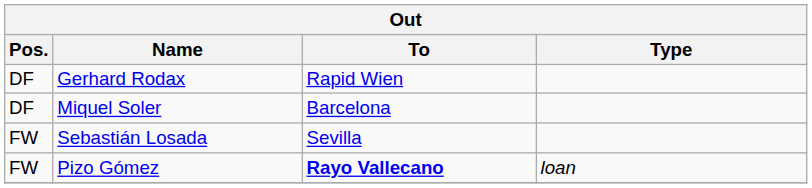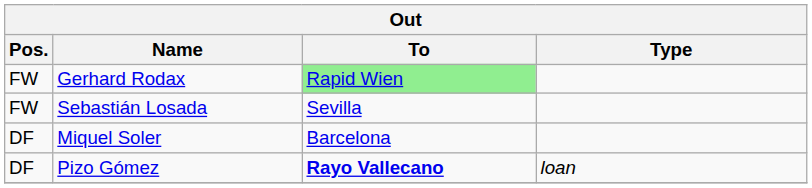(22, 79) DF -> (24, 79) FW
(355, 79) no background -> (355, 79) lightgreen background
rows swapped: (109, 109) <-> (132, 138)
(24, 168) FW -> (22, 168) DF
